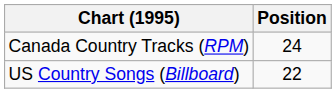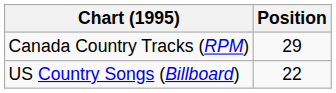(292, 46) 24 -> (292, 46) 29
